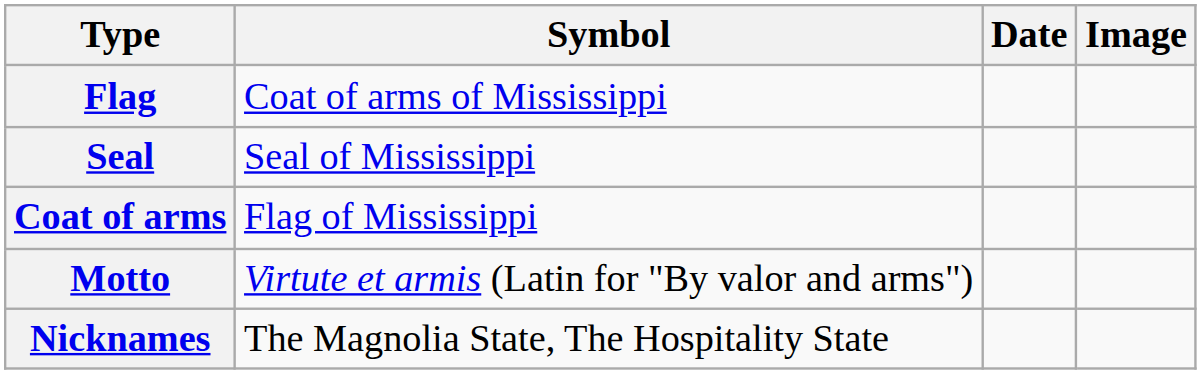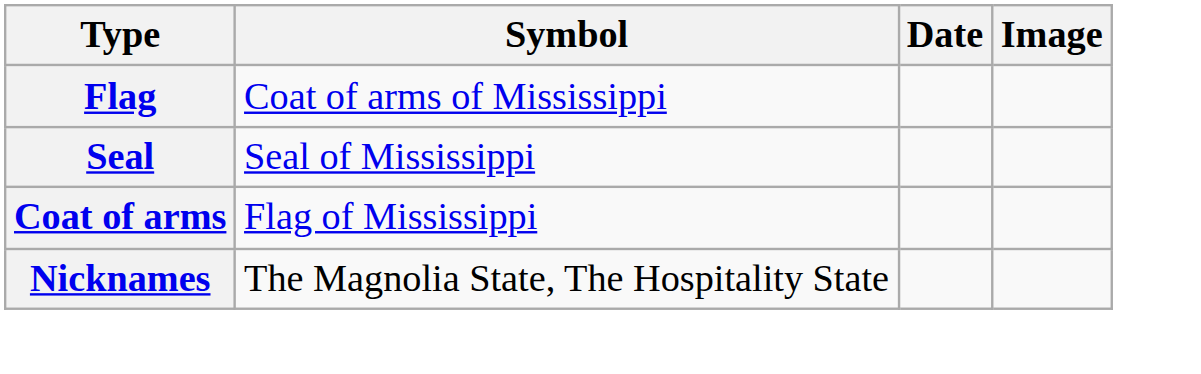- row: (120, 277)
